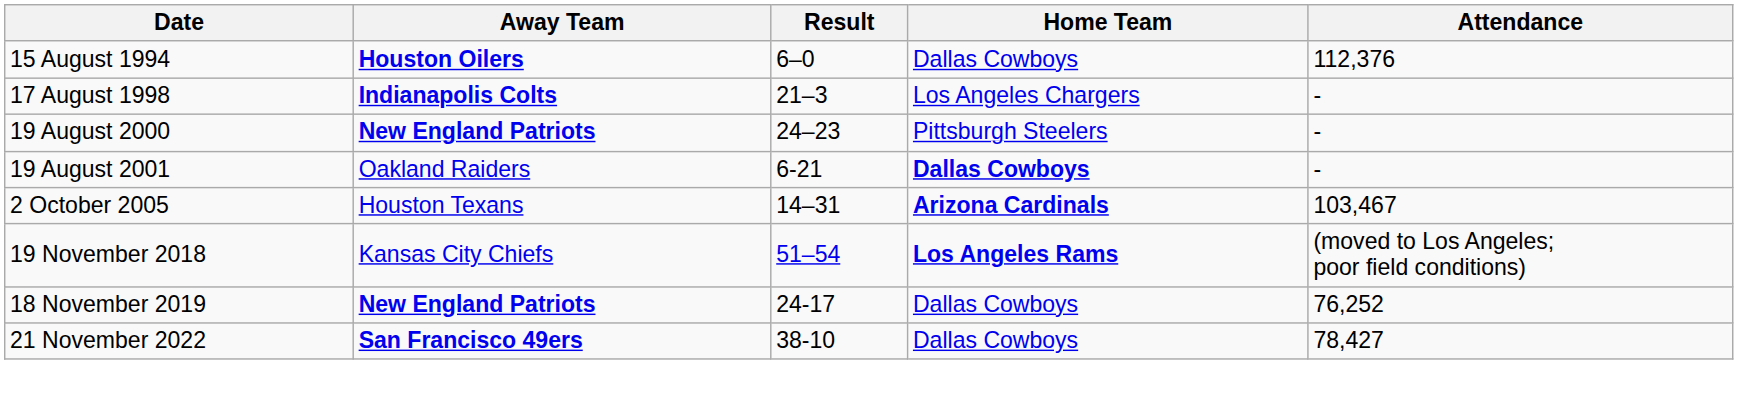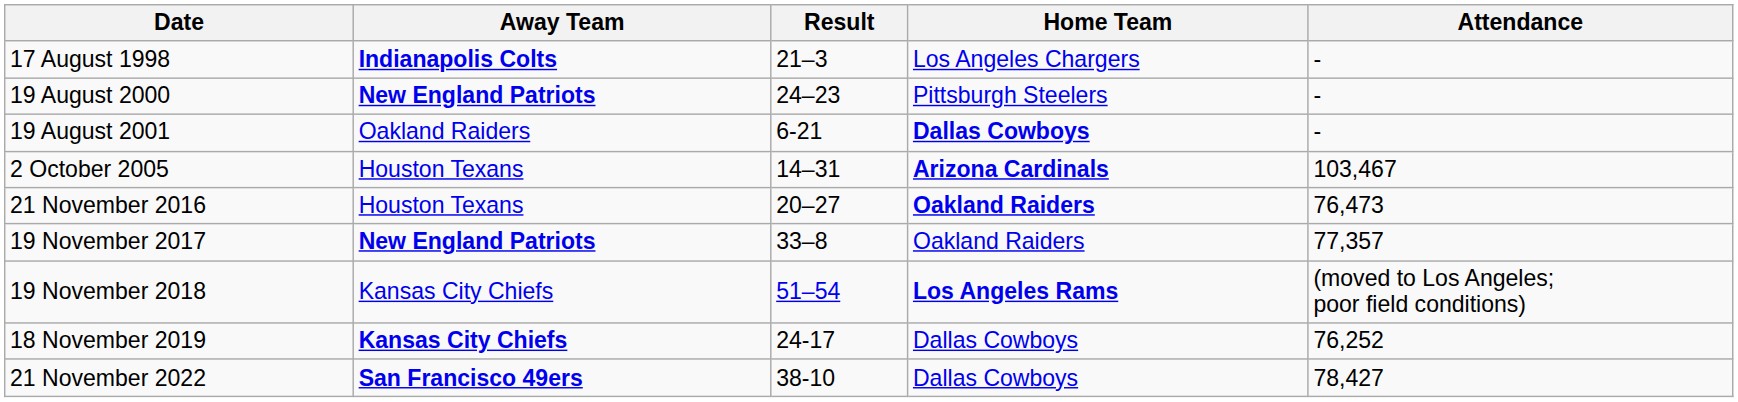- row: (90, 59)
+ row: (108, 205)
+ row: (108, 242)
(477, 304) New England Patriots -> (463, 341) Kansas City Chiefs
